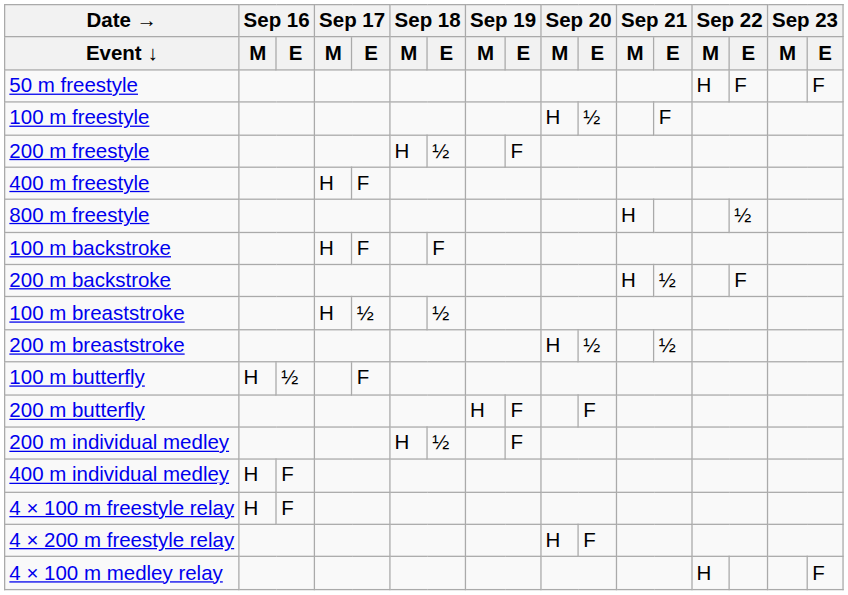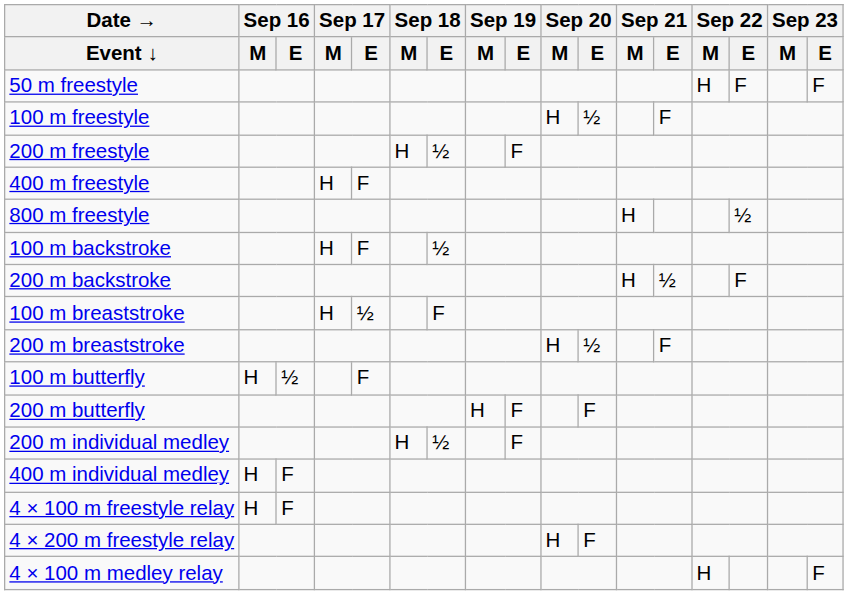(439, 248) F -> (441, 248) ½
(441, 313) ½ -> (439, 313) F
(667, 345) ½ -> (665, 345) F
